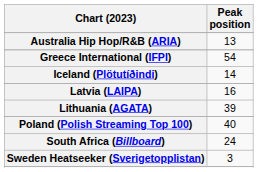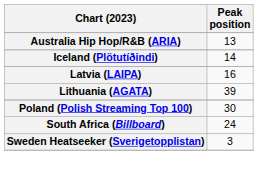- row: (106, 58)
(230, 125) 40 -> (230, 108) 30
